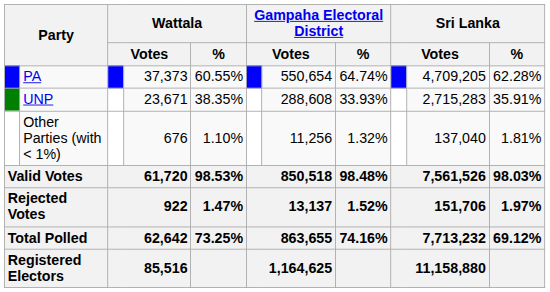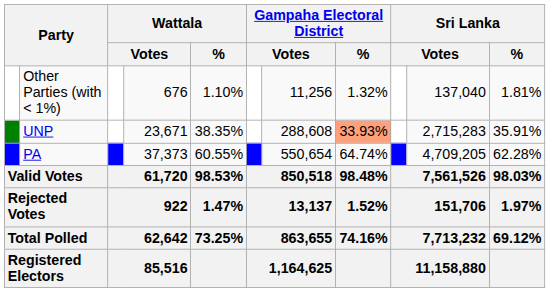rows swapped: (32, 76) <-> (62, 138)
(364, 99) no background -> (364, 131) lightsalmon background
